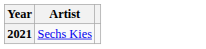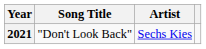+ column: (85, 14)
